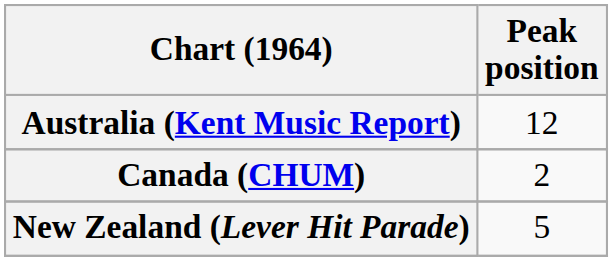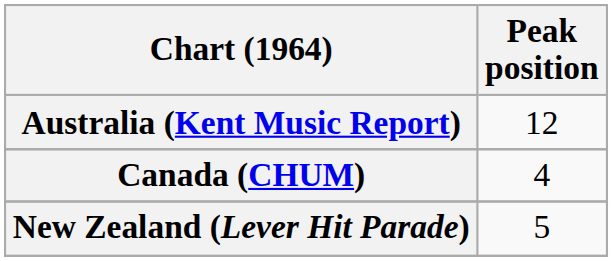(542, 174) 2 -> (542, 174) 4
